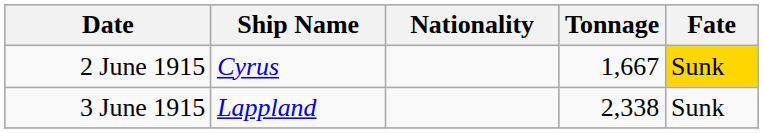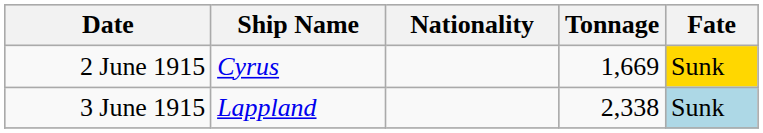(630, 66) 1,667 -> (630, 66) 1,669
(698, 107) no background -> (698, 107) lightblue background
